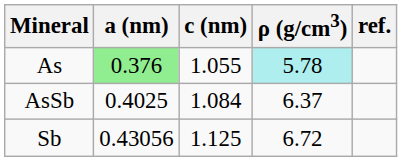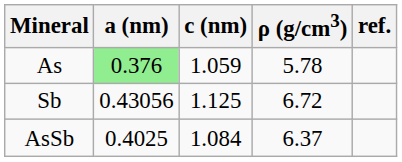(216, 65) 1.055 -> (216, 65) 1.059
(303, 65) paleturquoise background -> (303, 65) no background
rows swapped: (49, 101) <-> (49, 137)
